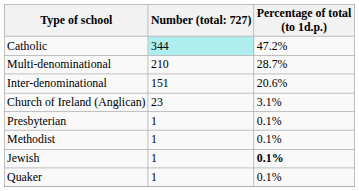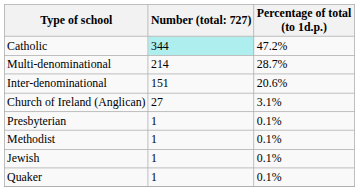(160, 64) 210 -> (160, 64) 214
(157, 102) 23 -> (157, 102) 27
(270, 158) bold -> (269, 158) normal
